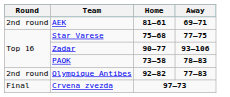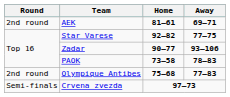(154, 36) 75–68 -> (163, 36) 92–82
(154, 74) 92–82 -> (163, 74) 75–68
(18, 86) Final -> (32, 86) Semi-finals
